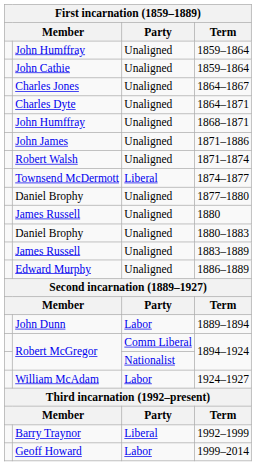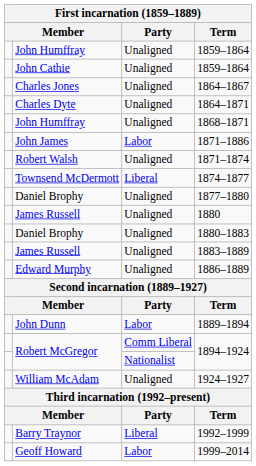(148, 141) Unaligned -> (138, 141) Labor
(138, 379) Labor -> (148, 379) Unaligned
